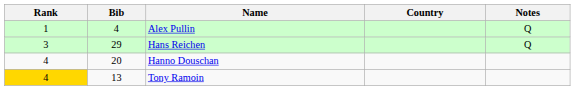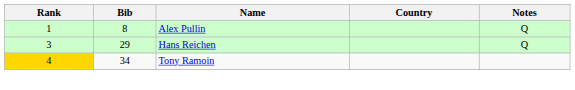(116, 28) 4 -> (125, 28) 8
- row: (183, 61)
(116, 77) 13 -> (125, 61) 34
